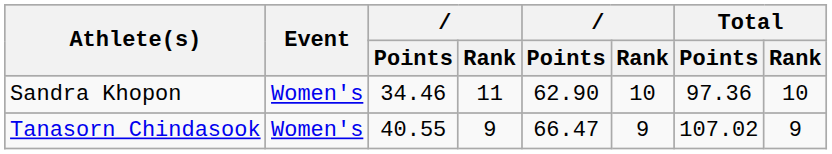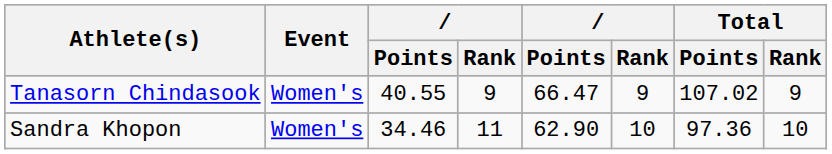rows swapped: (135, 130) <-> (96, 94)
